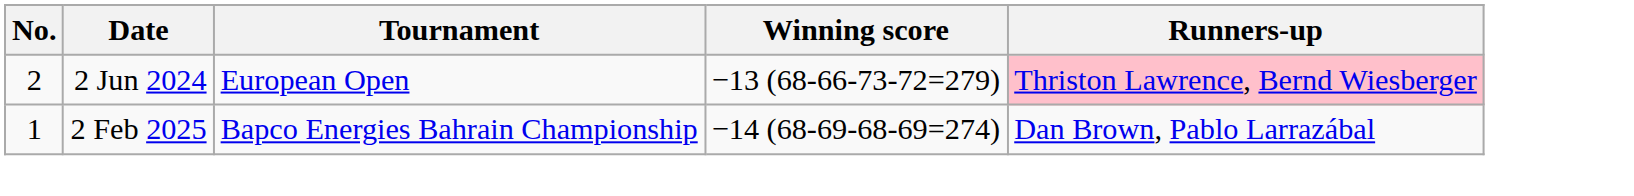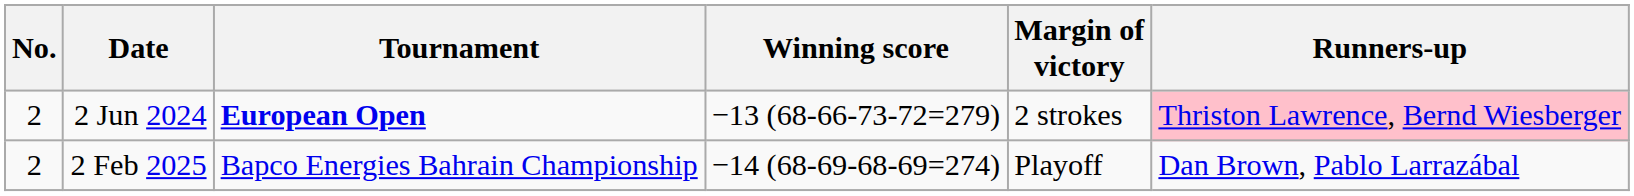+ column: (1079, 47)
(315, 79) normal -> (323, 115) bold
(34, 129) 1 -> (34, 165) 2
